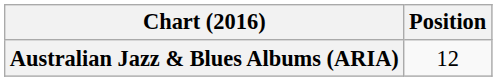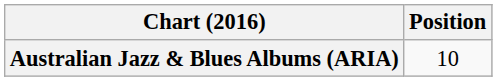(448, 57) 12 -> (448, 57) 10
